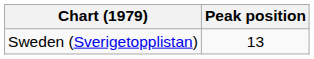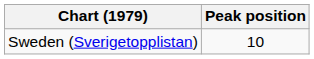(255, 41) 13 -> (255, 41) 10
